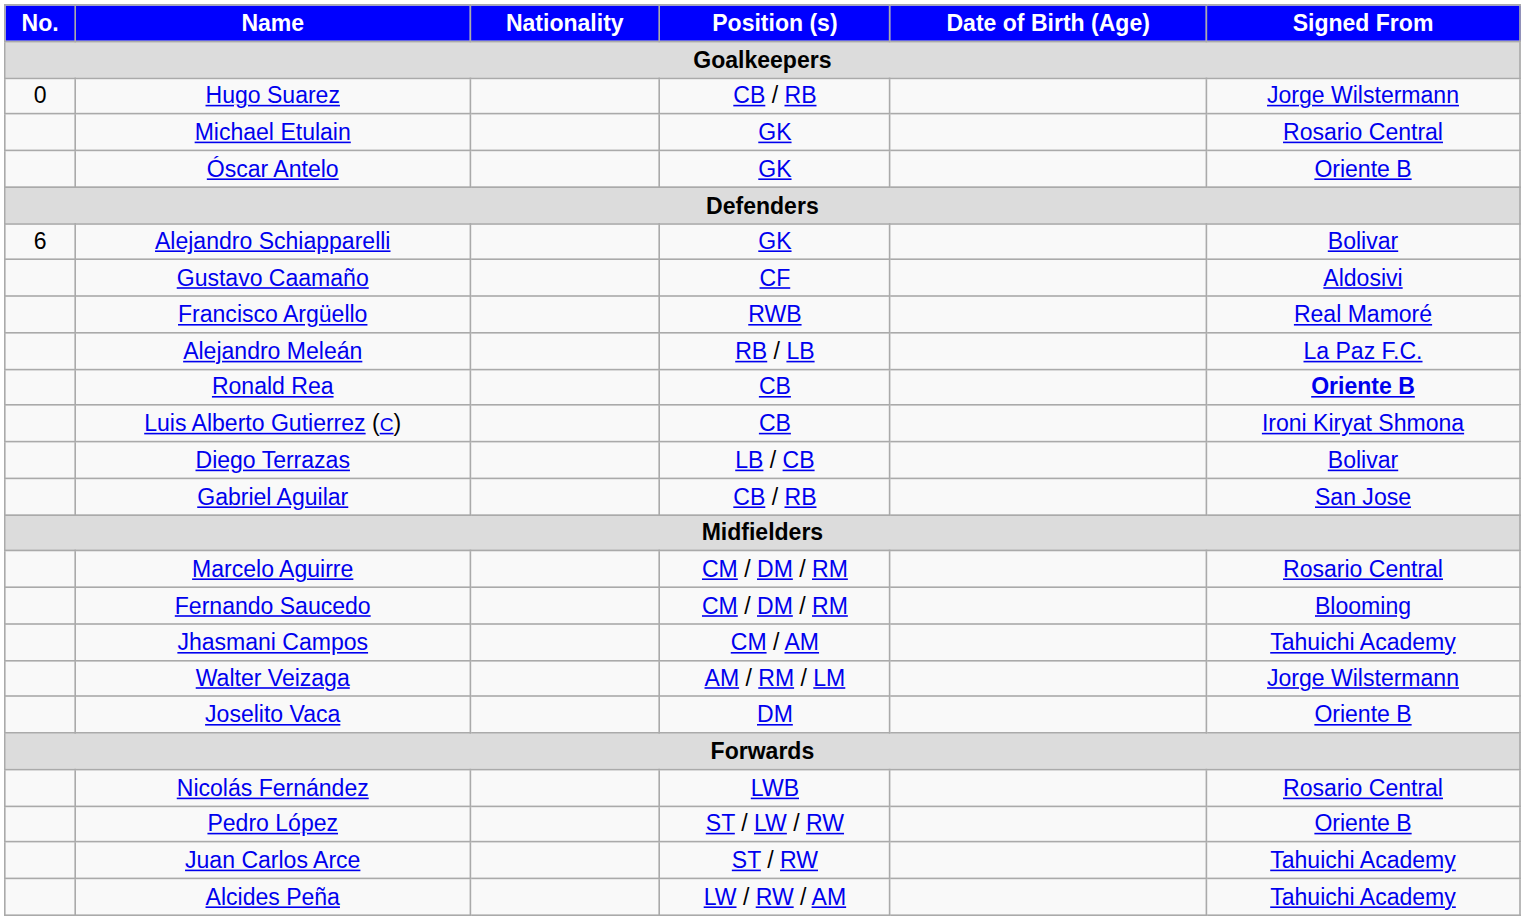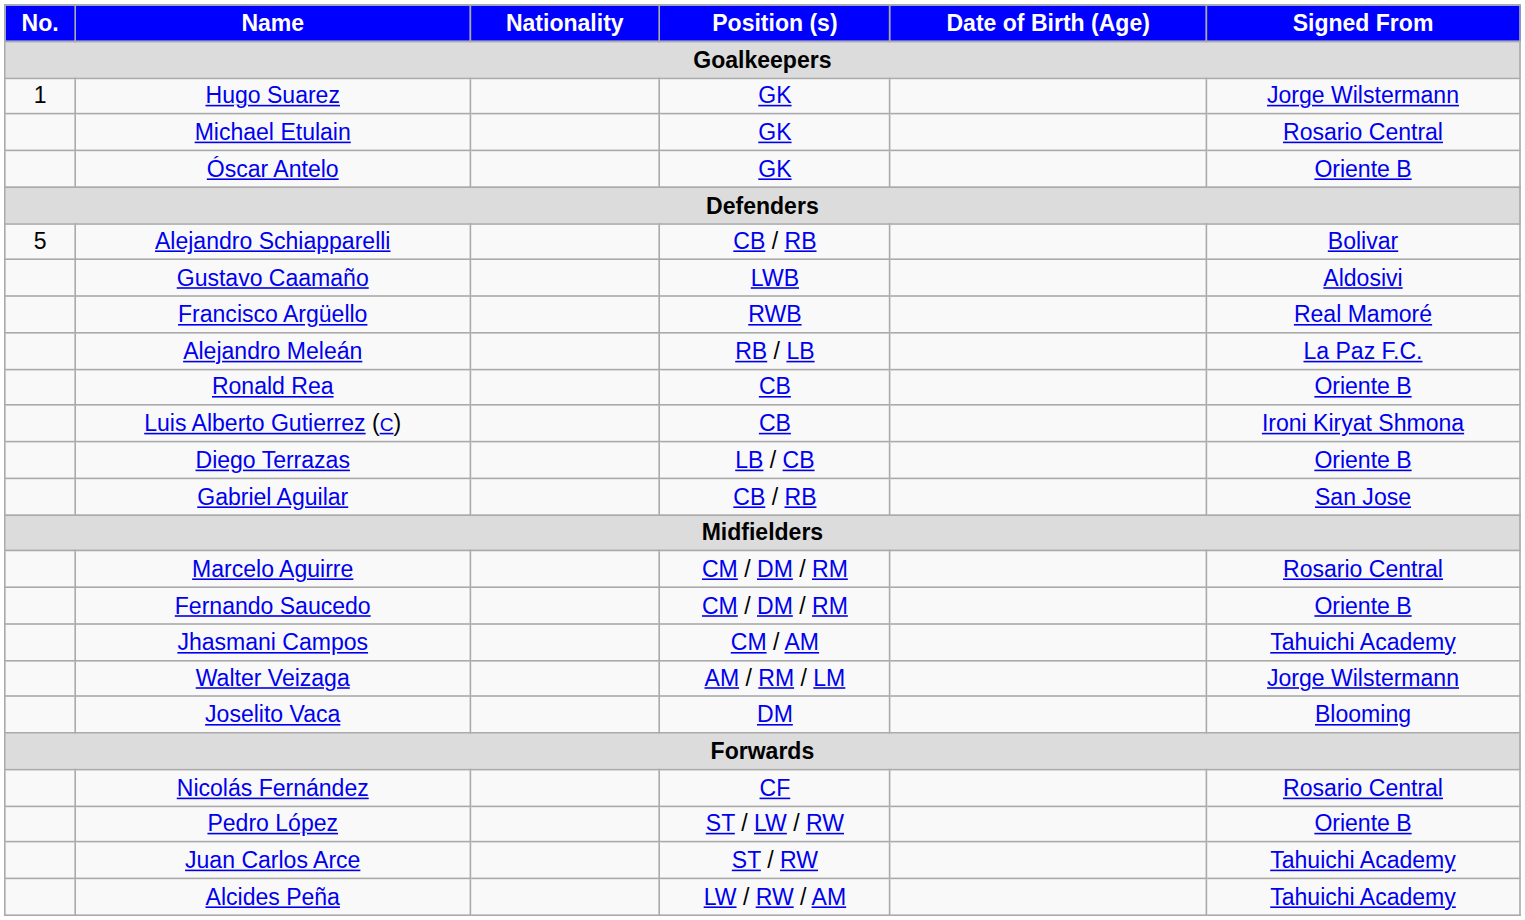(40, 96) 0 -> (40, 96) 1
(775, 96) CB / RB -> (775, 96) GK
(40, 242) 6 -> (40, 242) 5
(775, 242) GK -> (775, 242) CB / RB
(775, 278) CF -> (775, 278) LWB
(1363, 387) bold -> (1363, 387) normal
(1363, 460) Bolivar -> (1363, 460) Oriente B
(1363, 606) Blooming -> (1363, 606) Oriente B
(1363, 715) Oriente B -> (1363, 715) Blooming
(775, 788) LWB -> (775, 788) CF
